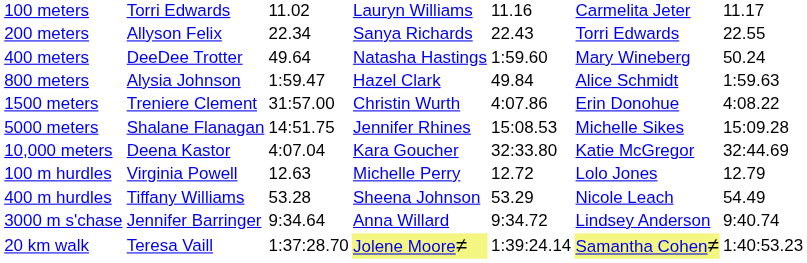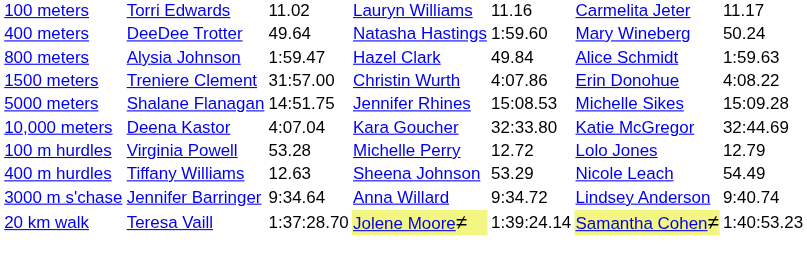- row: (47, 34)
(290, 173) 12.63 -> (290, 150) 53.28
(290, 197) 53.28 -> (290, 173) 12.63
